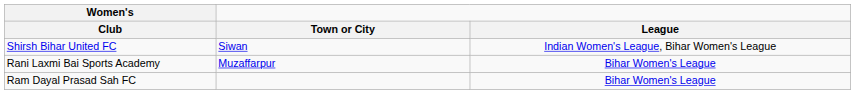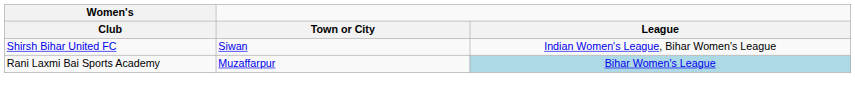(660, 64) no background -> (660, 64) lightblue background
- row: (71, 81)
